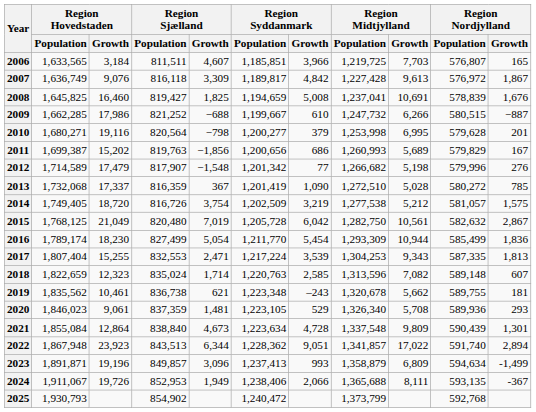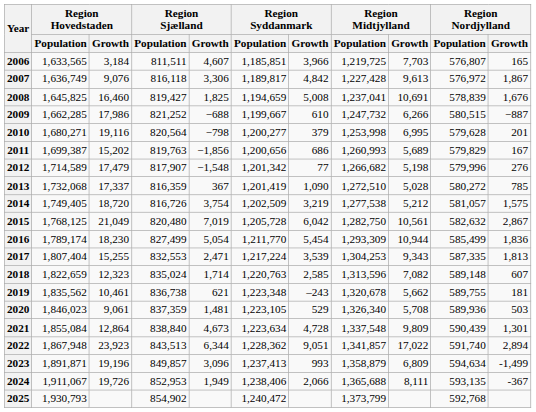(216, 79) 3,309 -> (216, 79) 3,306
(520, 310) 293 -> (520, 310) 503
